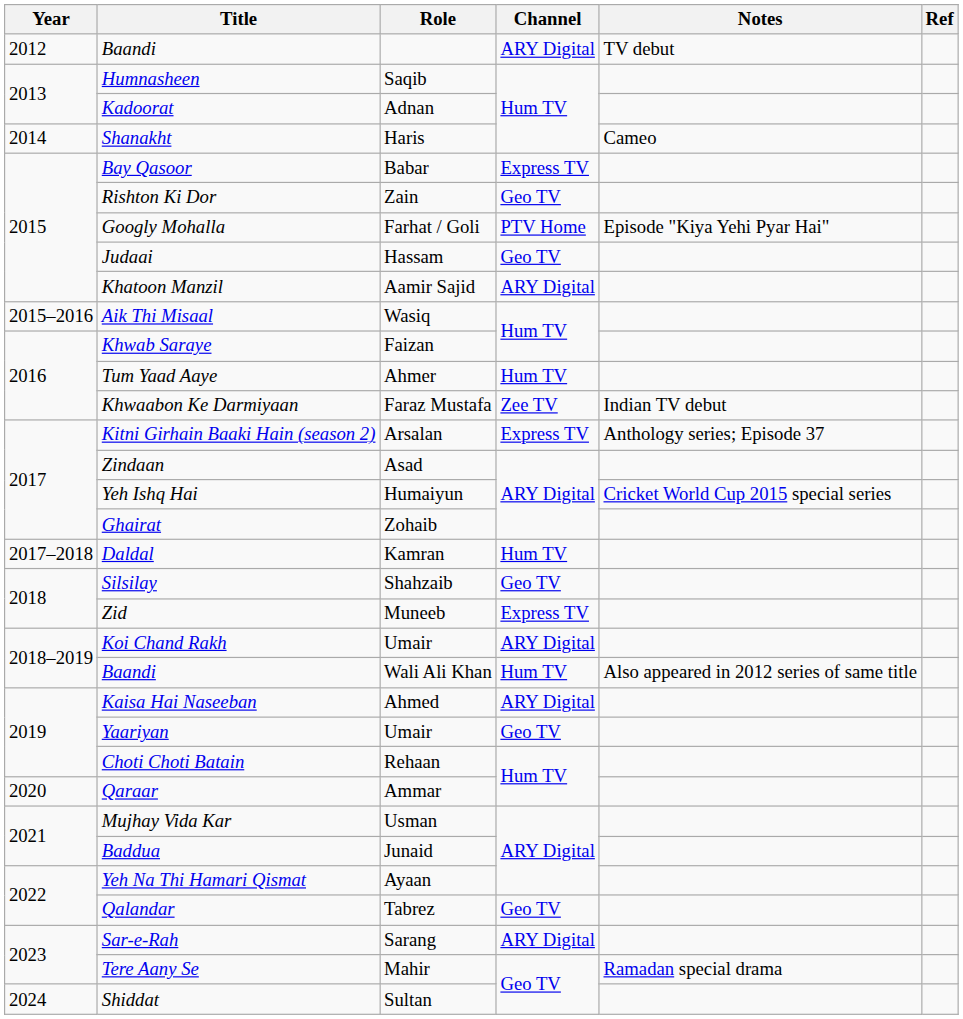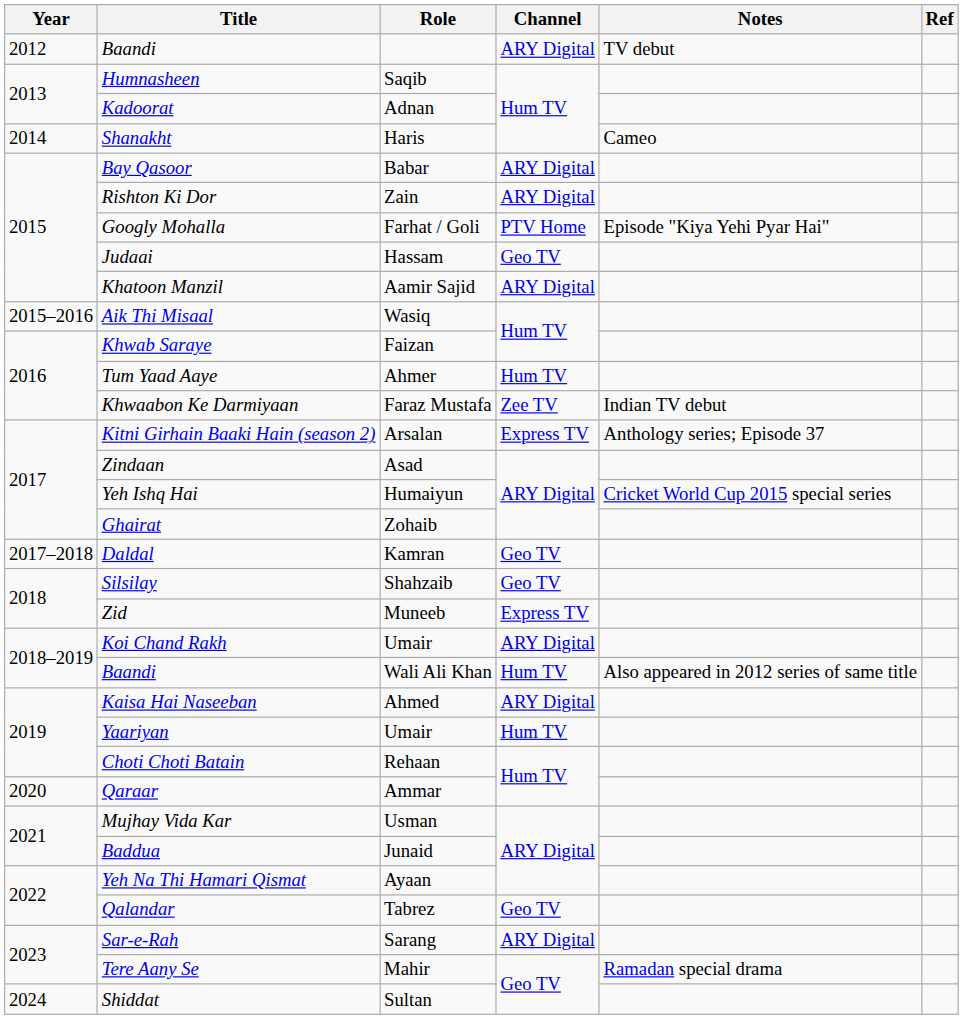(545, 167) Express TV -> (548, 167) ARY Digital
(531, 197) Geo TV -> (548, 197) ARY Digital
(534, 553) Hum TV -> (531, 553) Geo TV
(531, 731) Geo TV -> (534, 731) Hum TV
